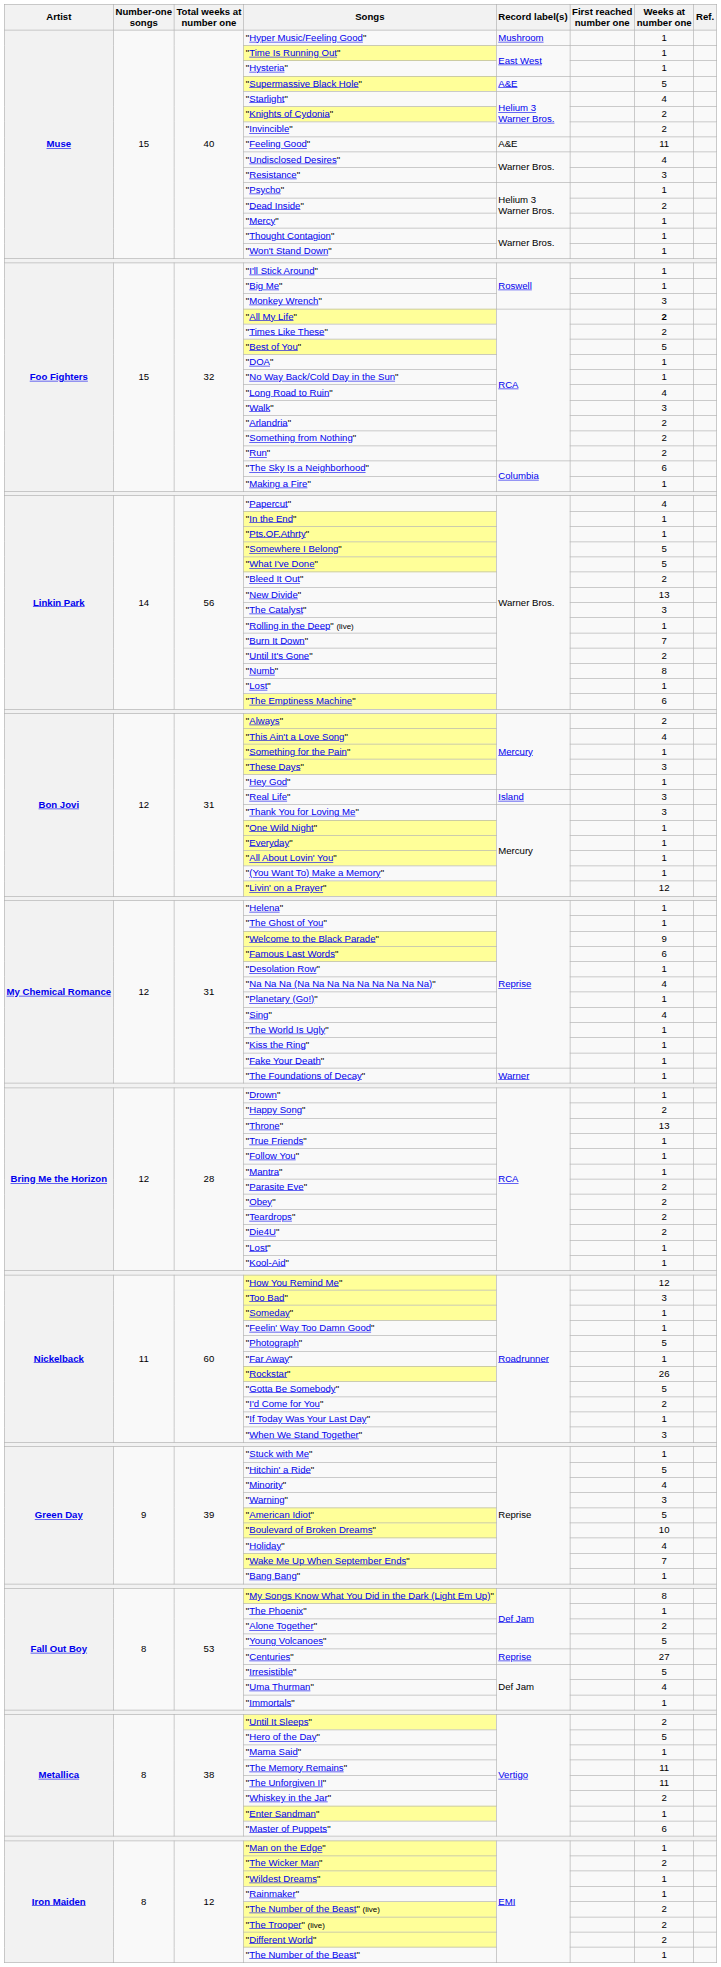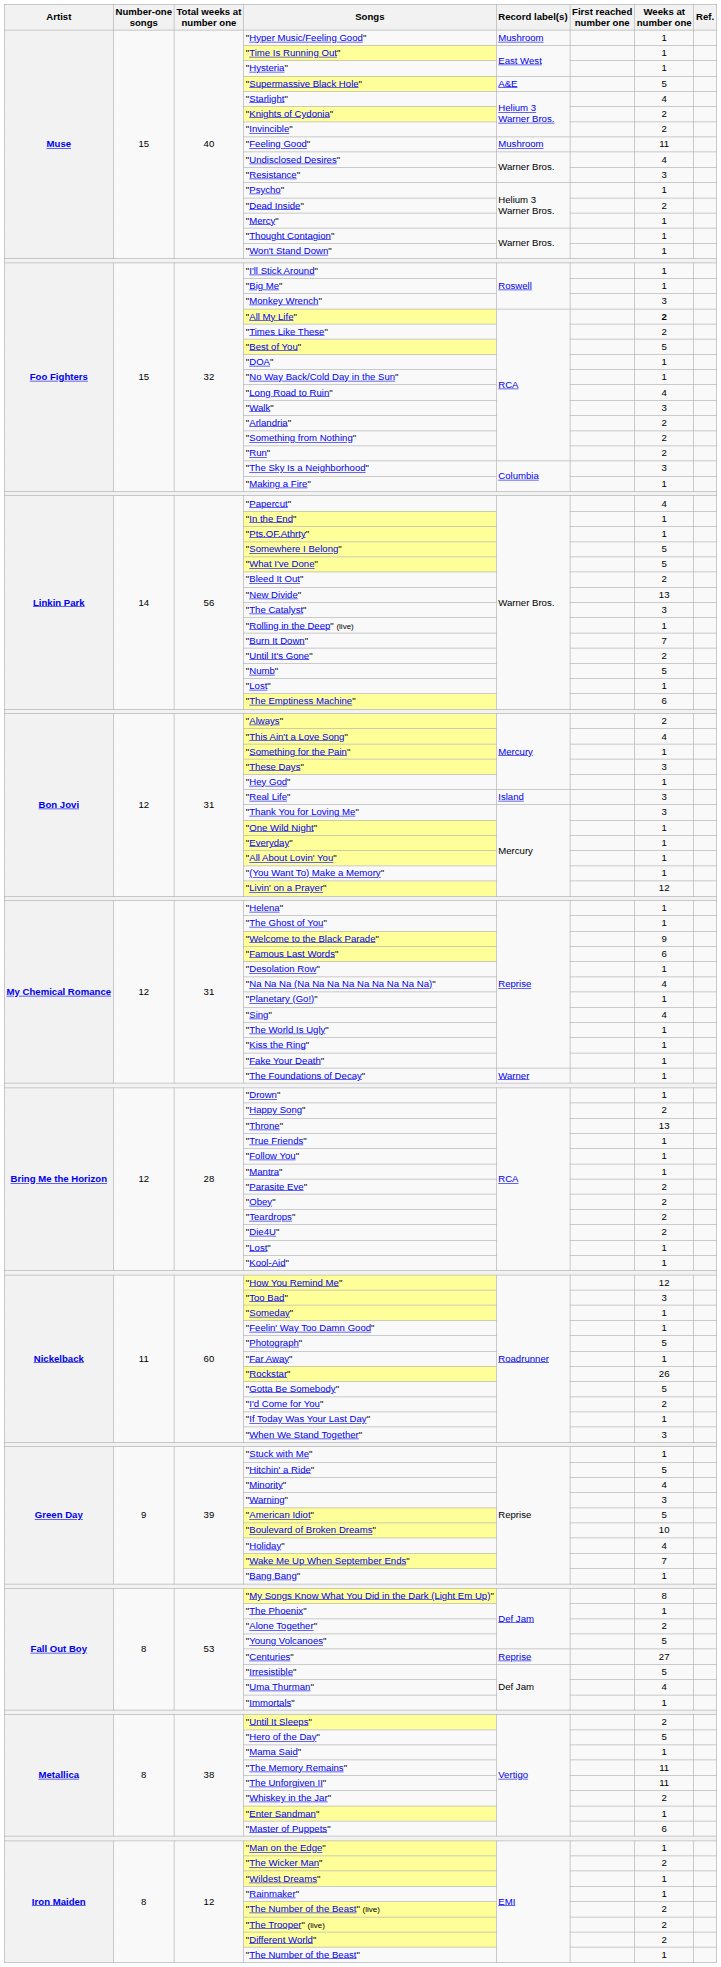(508, 144) A&E -> (521, 144) Mushroom
(664, 468) 6 -> (664, 468) 3
(664, 671) 8 -> (664, 671) 5
